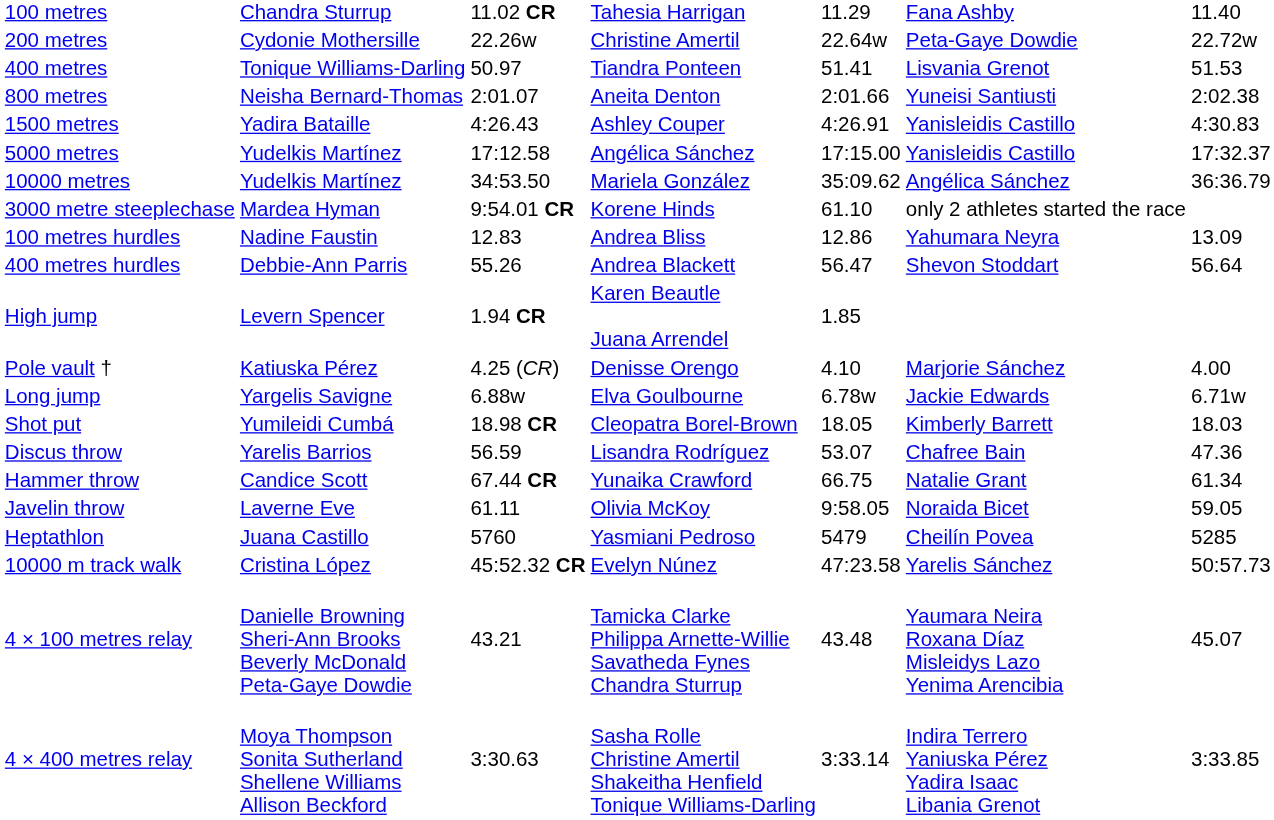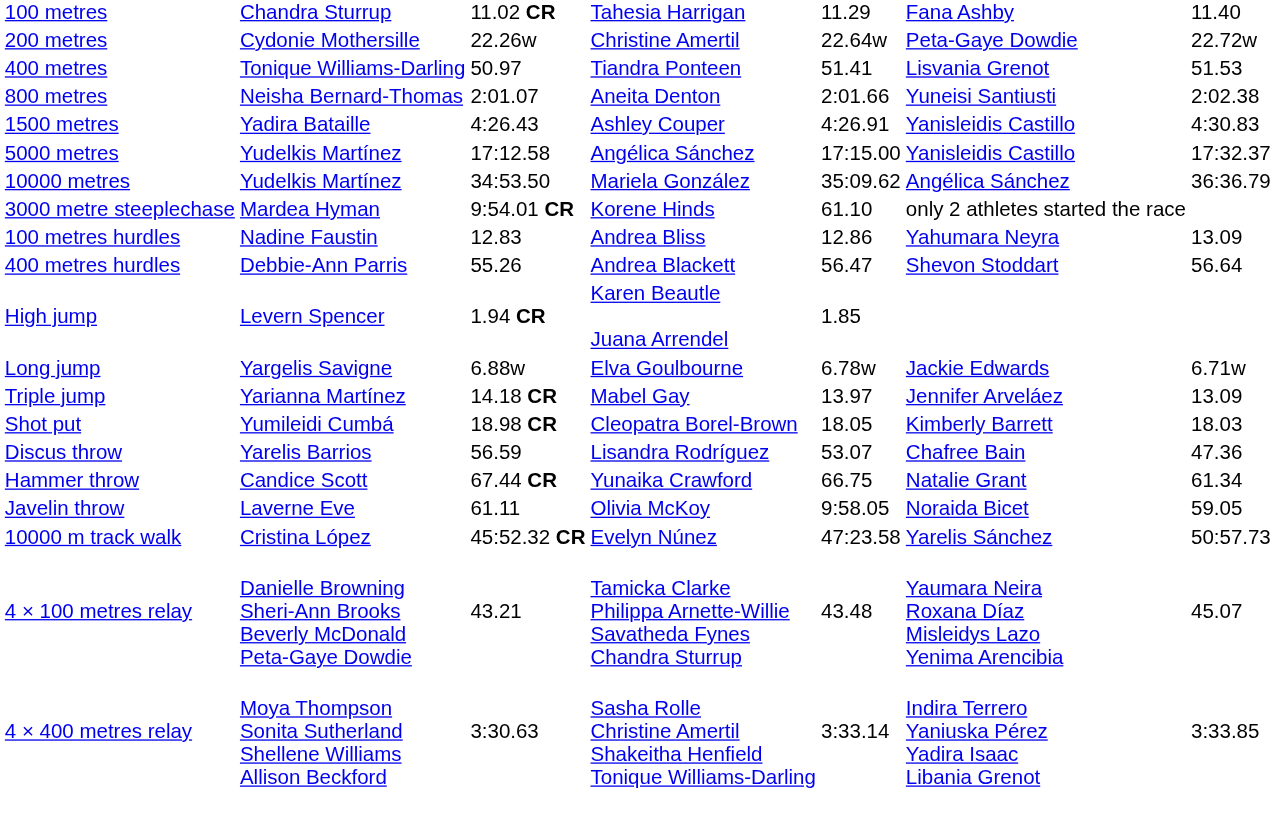- row: (58, 368)
+ row: (55, 396)
- row: (54, 537)
